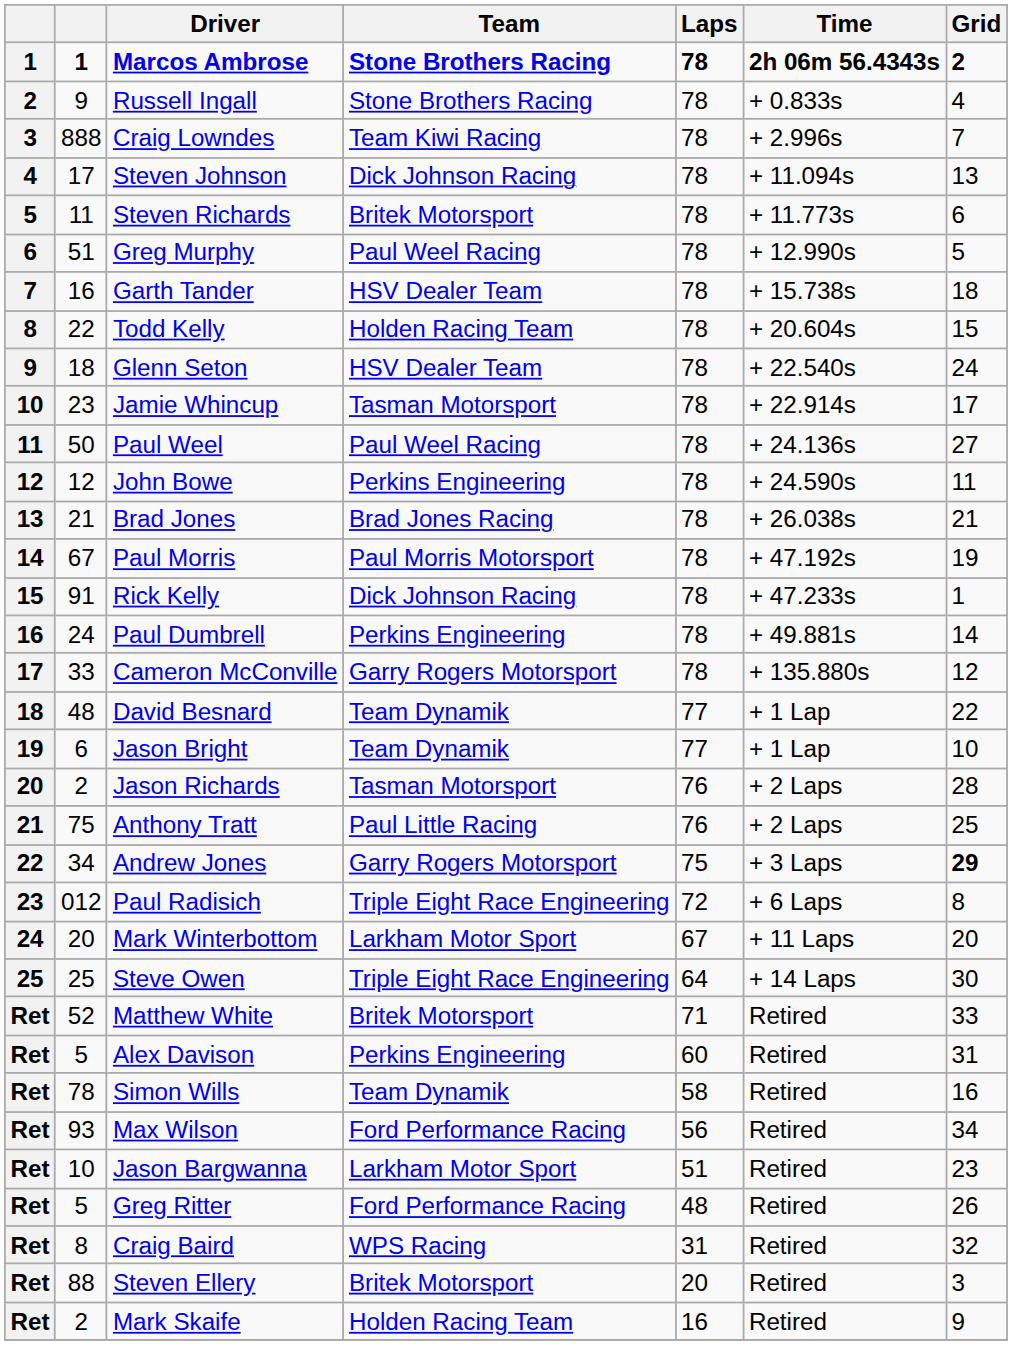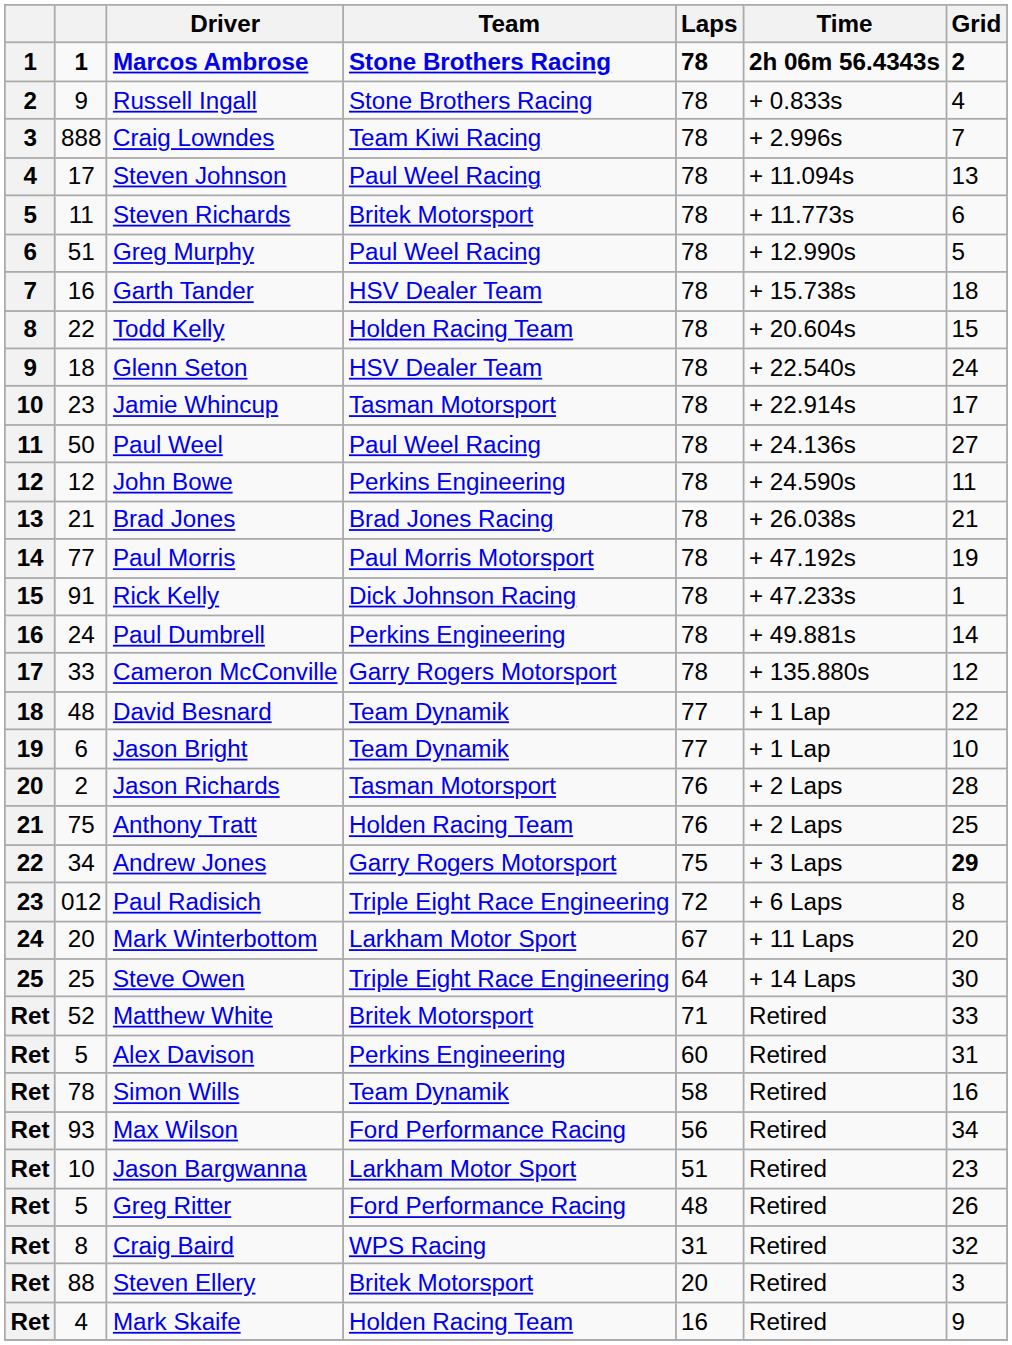(463, 176) Dick Johnson Racing -> (445, 176) Paul Weel Racing
(81, 558) 67 -> (81, 558) 77
(443, 825) Paul Little Racing -> (461, 825) Holden Racing Team
(81, 1321) 2 -> (81, 1321) 4
